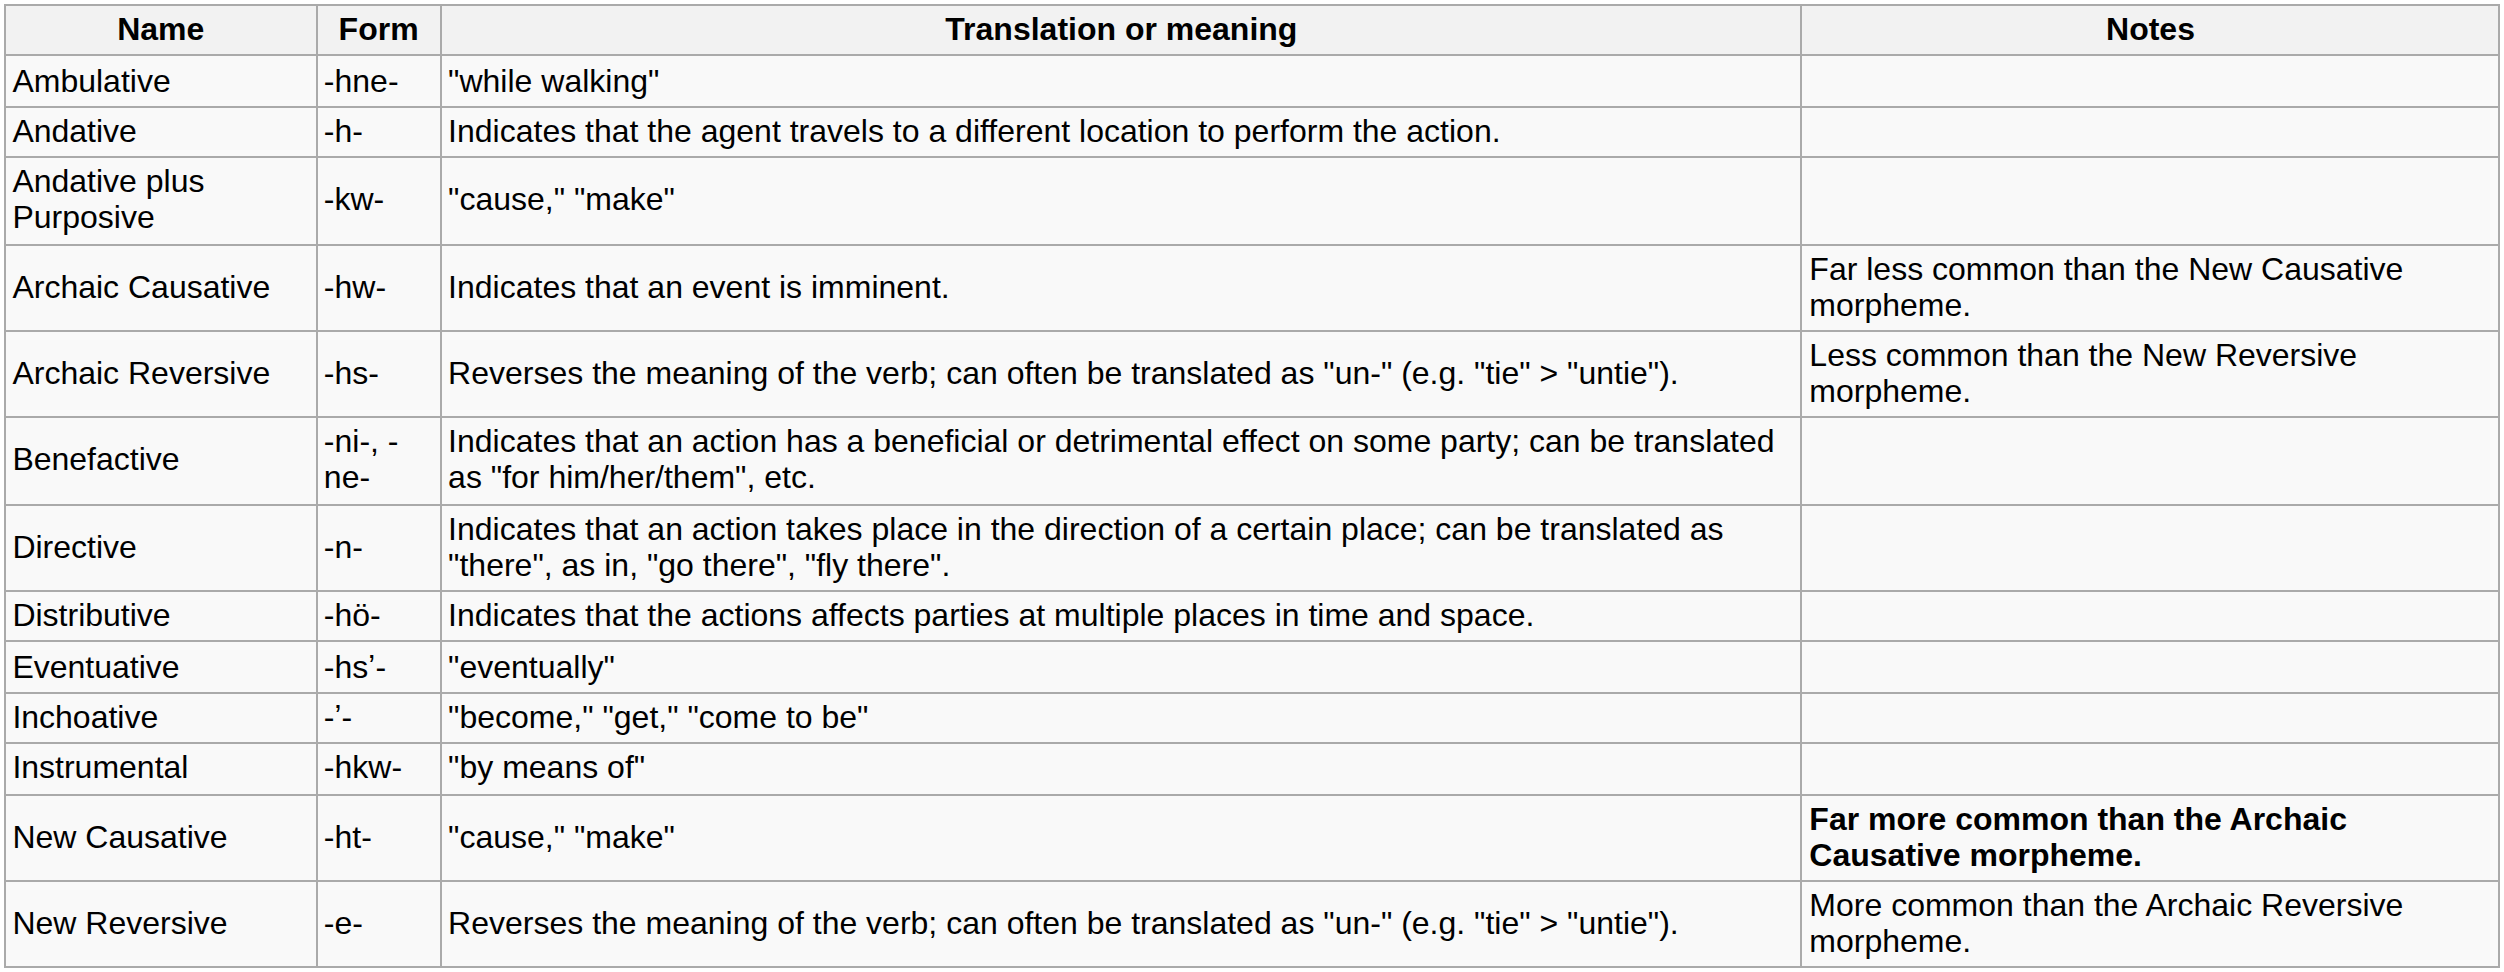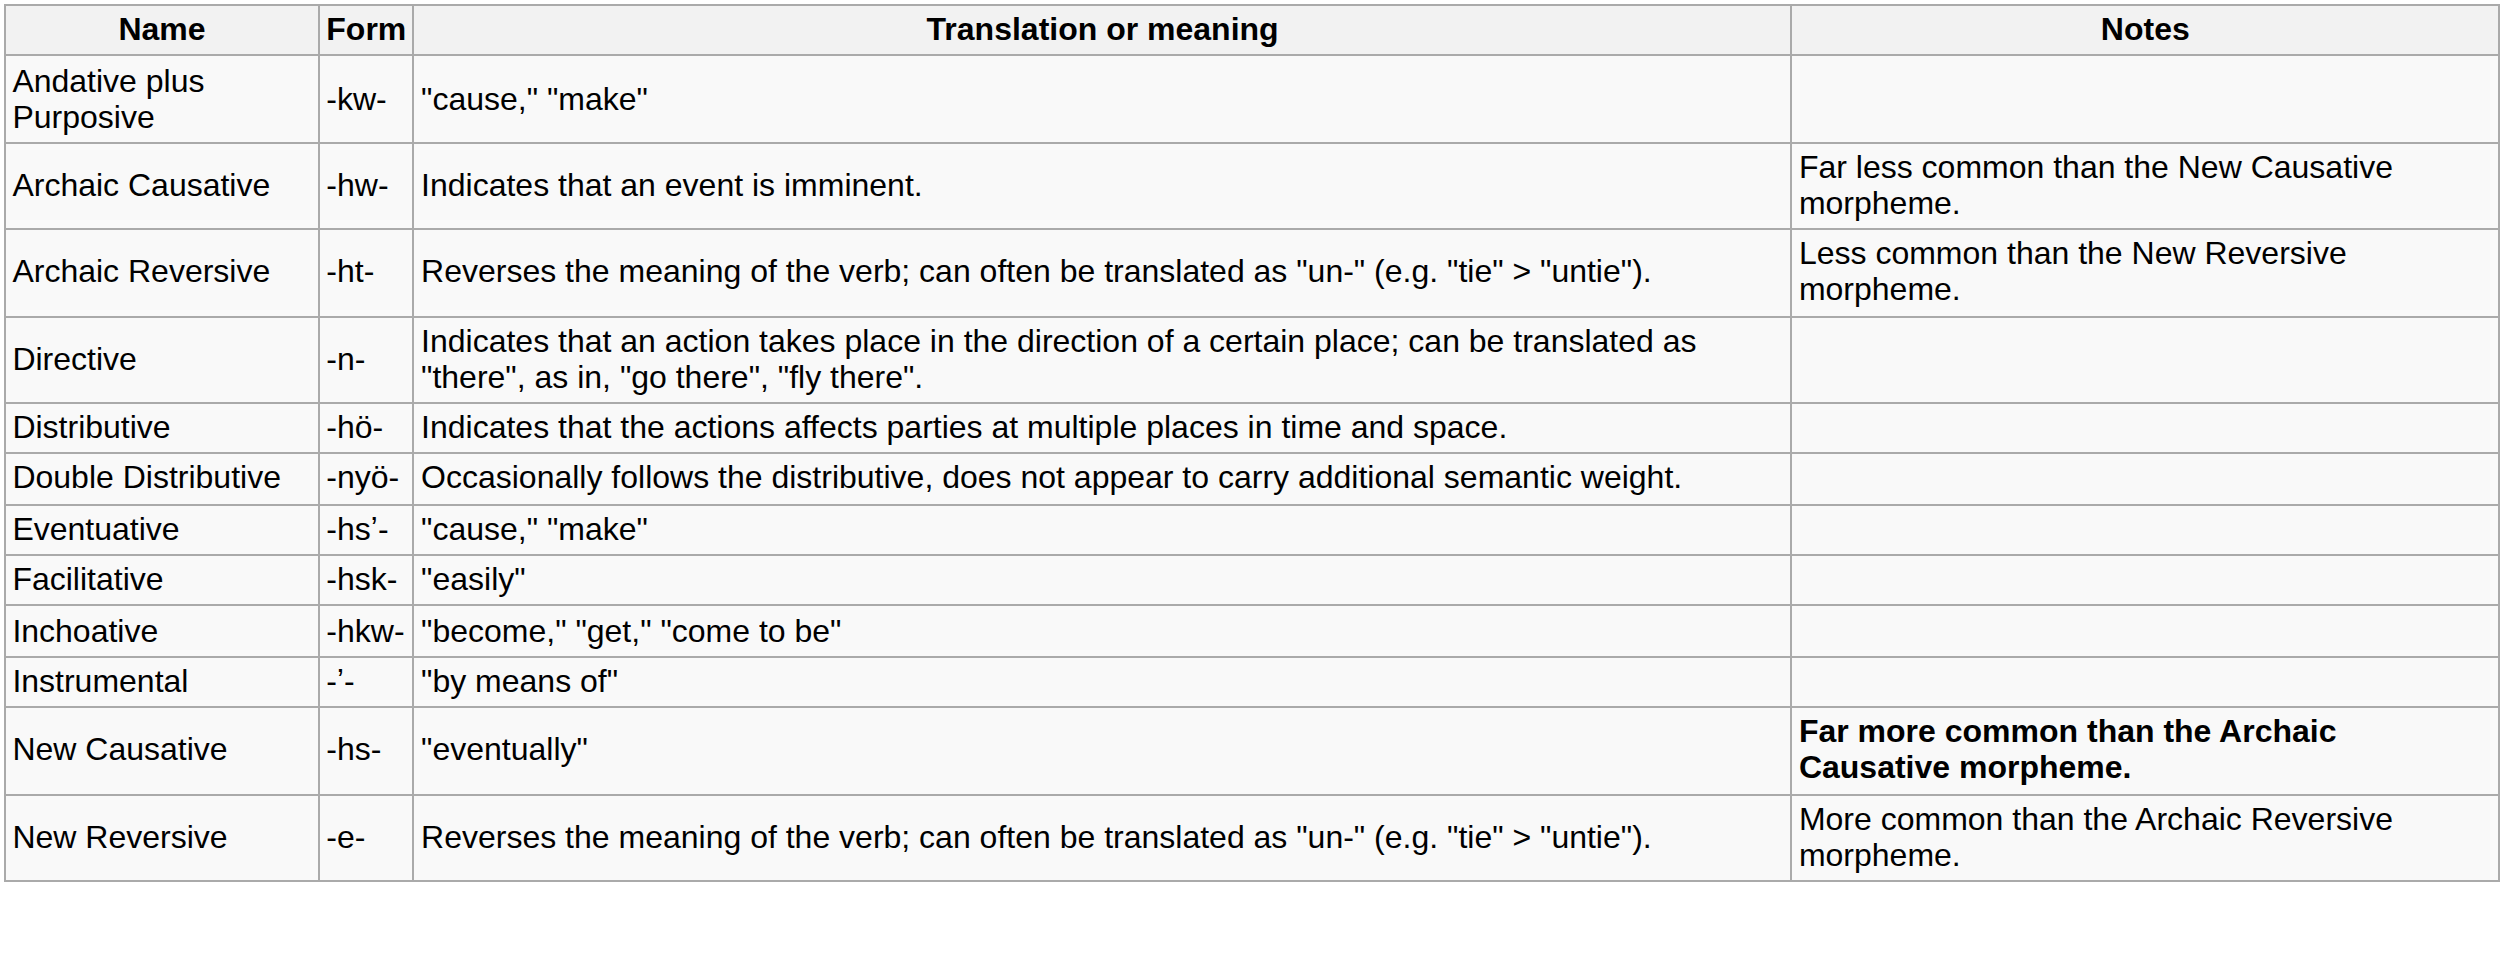- row: (92, 80)
- row: (75, 131)
(351, 373) -hs- -> (350, 272) -ht-
- row: (96, 460)
+ row: (147, 478)
(532, 666) "eventually" -> (534, 529) "cause," "make"
+ row: (88, 579)
(338, 717) -ʼ- -> (365, 630) -hkw-
(363, 768) -hkw- -> (341, 681) -ʼ-
(348, 836) -ht- -> (354, 750) -hs-
(562, 836) "cause," "make" -> (504, 750) "eventually"
